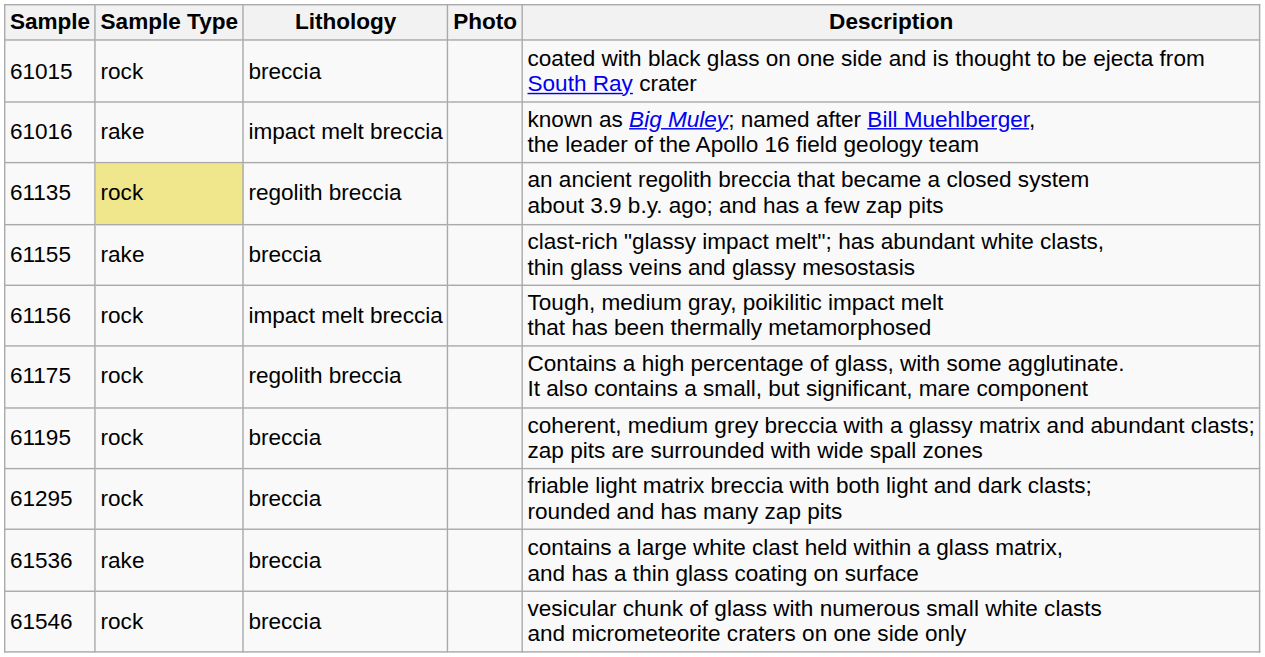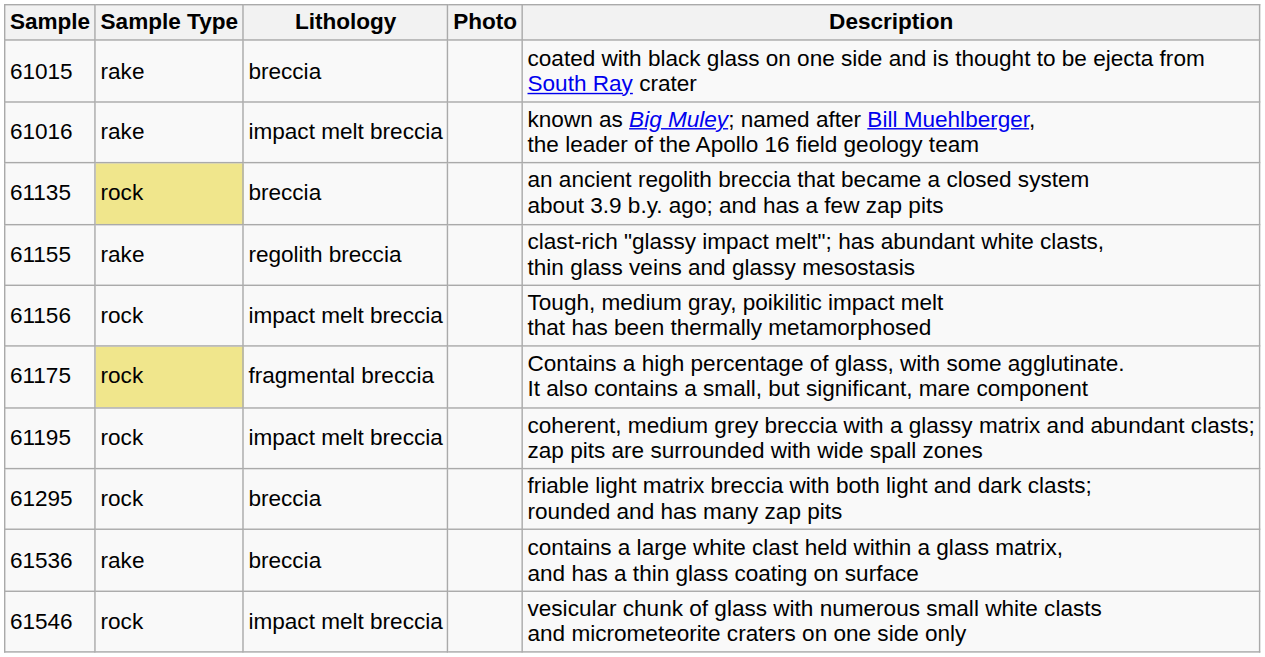(122, 70) rock -> (123, 70) rake
(325, 193) regolith breccia -> (285, 193) breccia
(285, 254) breccia -> (325, 254) regolith breccia
(122, 376) no background -> (122, 376) khaki background
(325, 376) regolith breccia -> (341, 376) fragmental breccia
(285, 437) breccia -> (346, 437) impact melt breccia
(285, 621) breccia -> (346, 621) impact melt breccia
